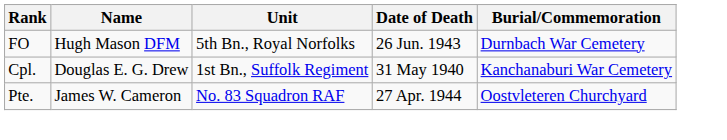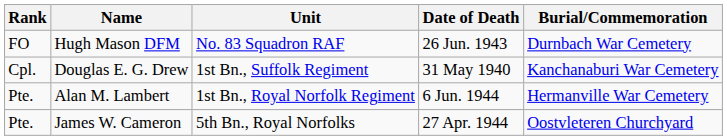(276, 43) 5th Bn., Royal Norfolks -> (270, 43) No. 83 Squadron RAF
+ row: (112, 95)
(270, 95) No. 83 Squadron RAF -> (276, 122) 5th Bn., Royal Norfolks
